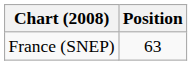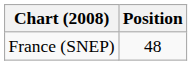(153, 45) 63 -> (153, 45) 48
